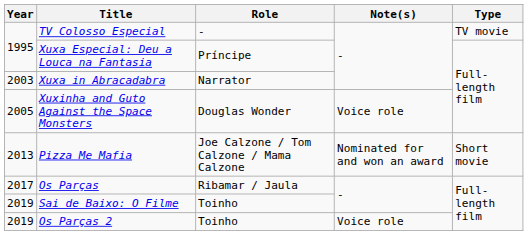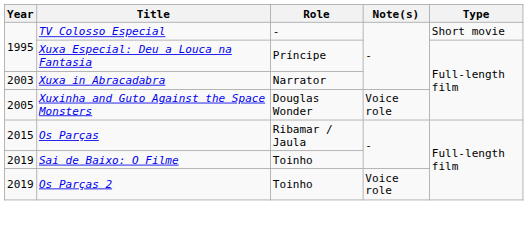(482, 31) TV movie -> (468, 31) Short movie
- row: (86, 154)
(20, 185) 2017 -> (20, 135) 2015
